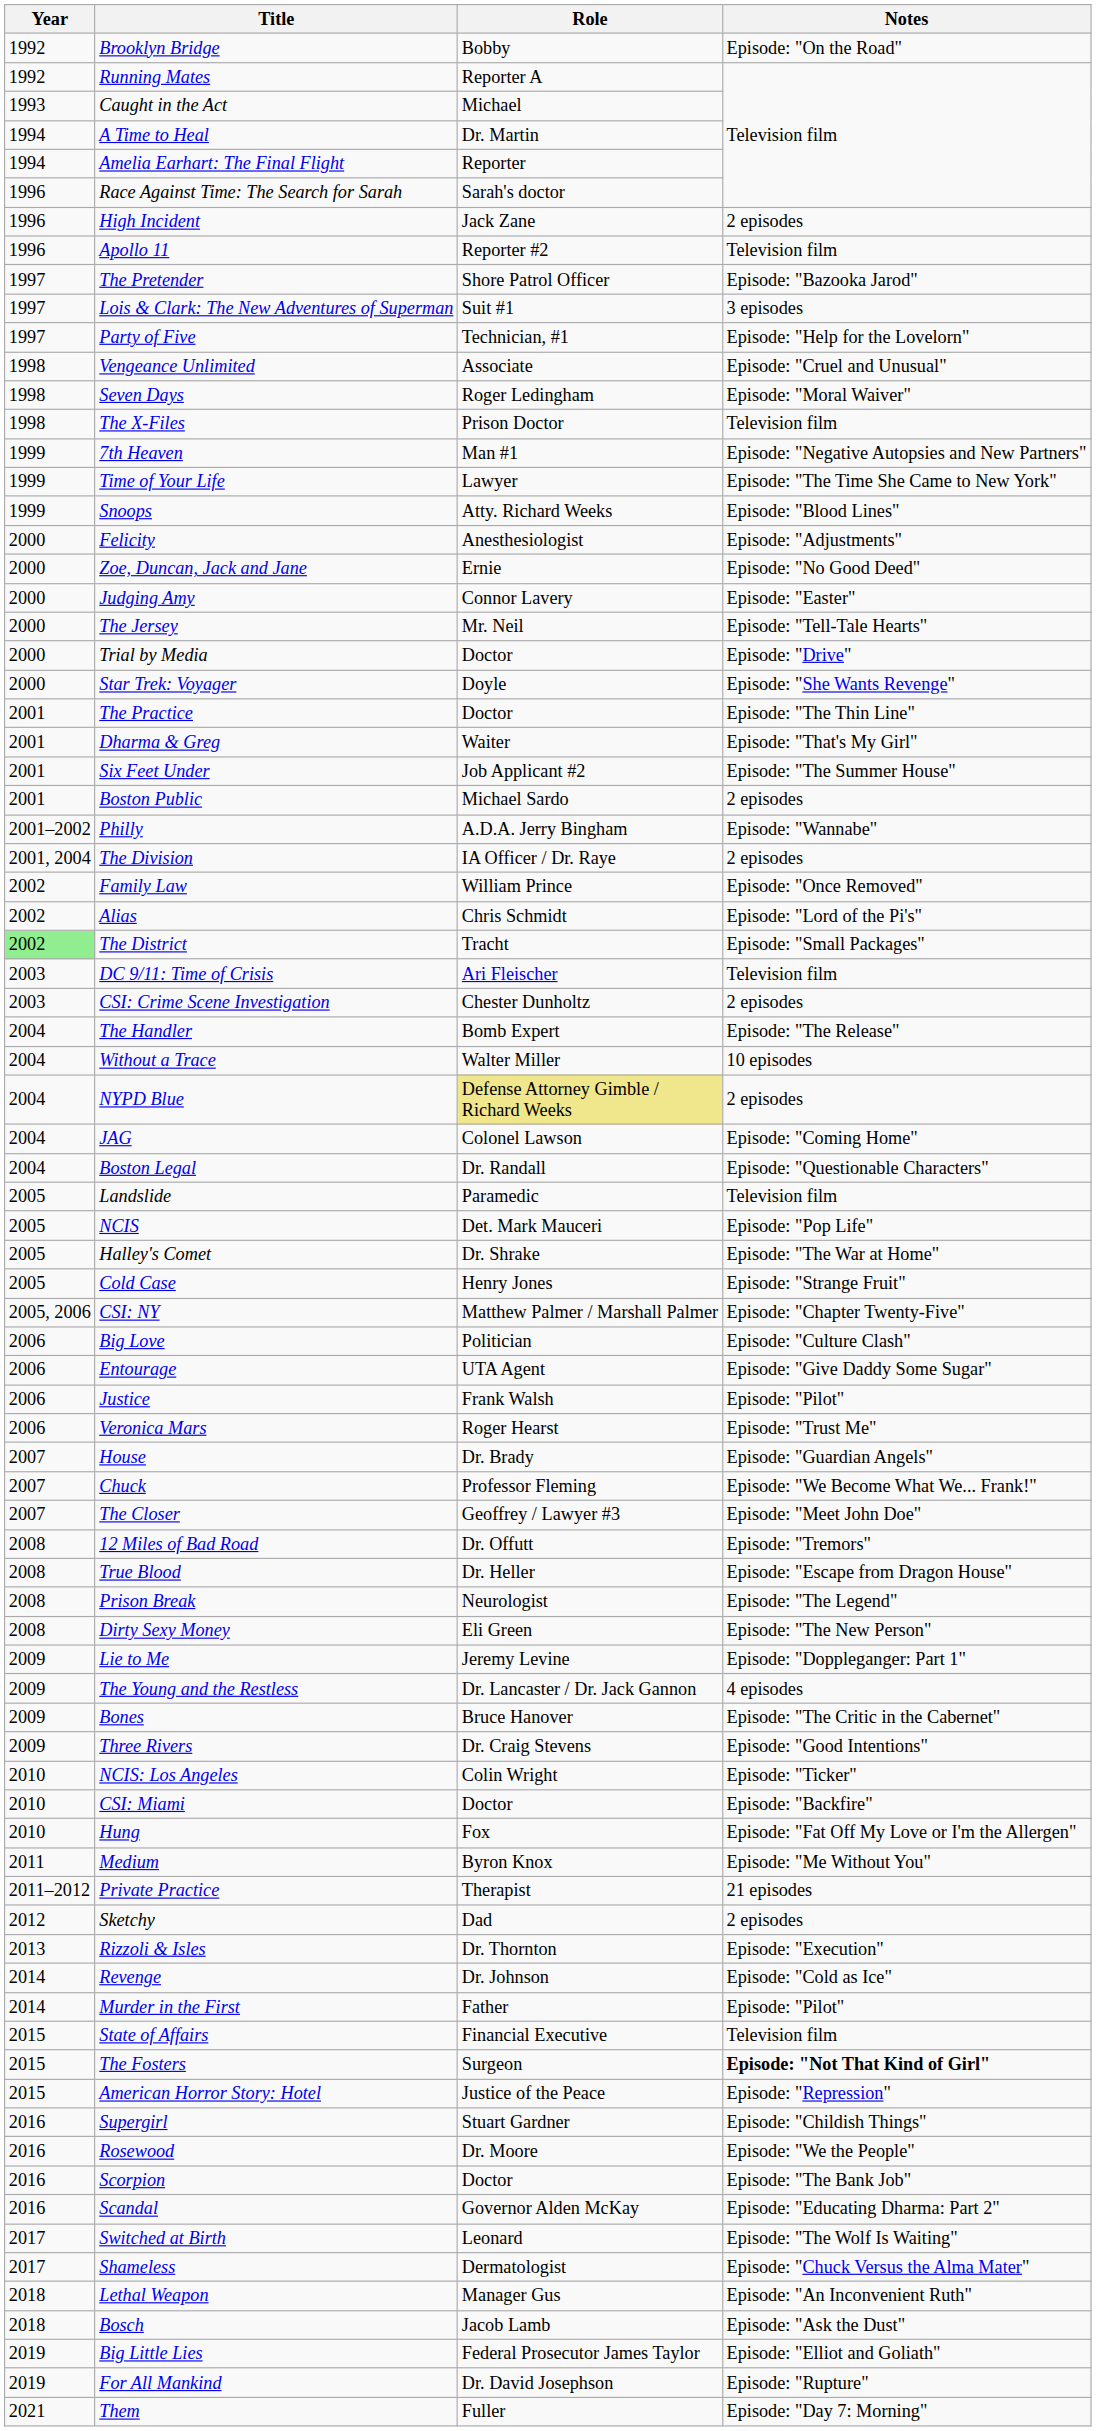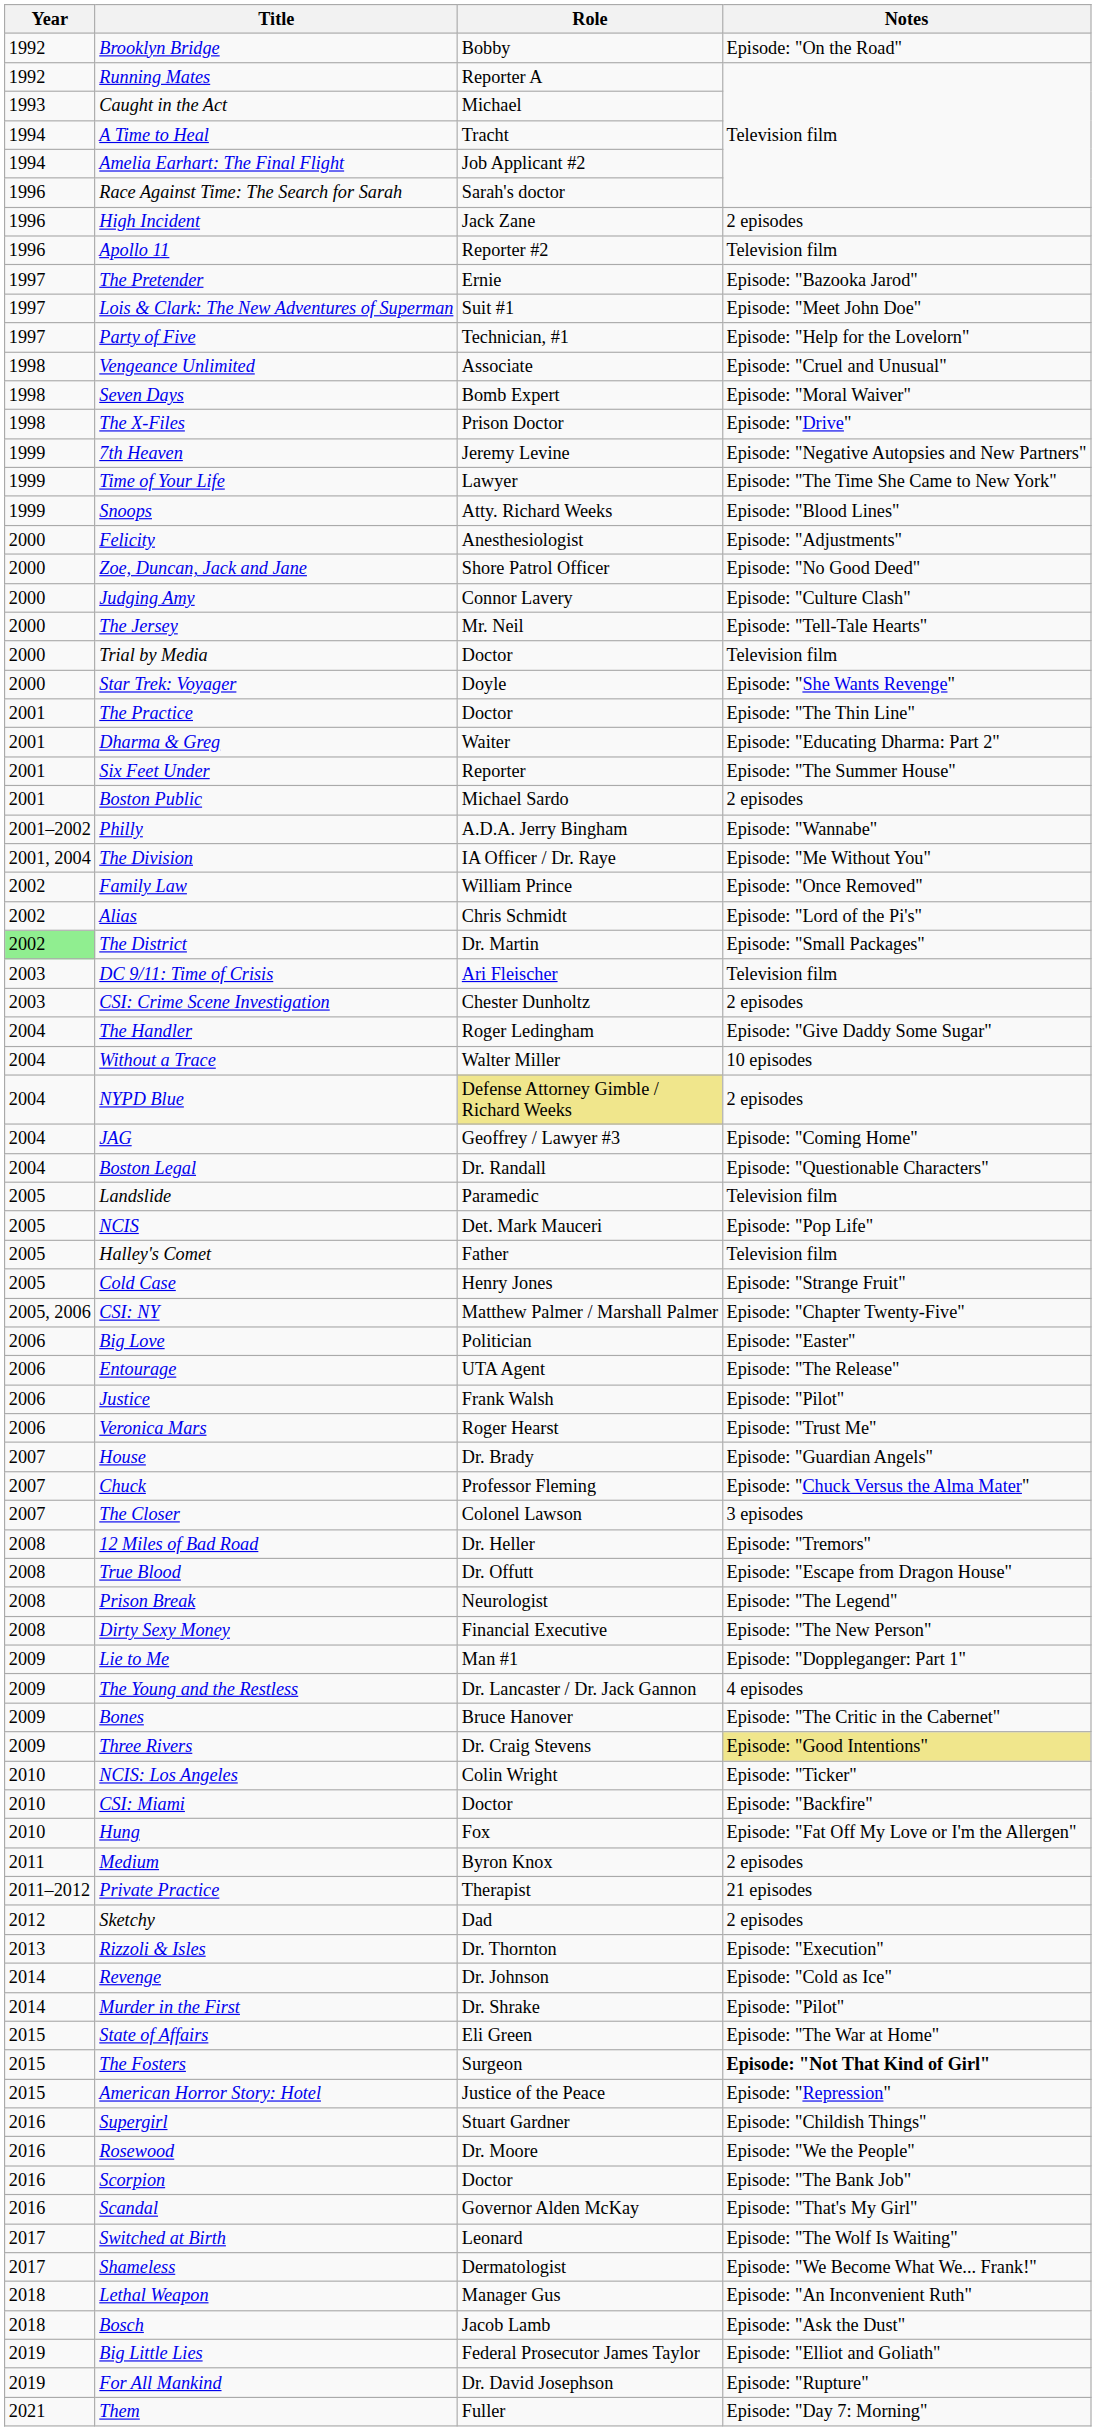(500, 134) Dr. Martin -> (485, 134) Tracht
(494, 163) Reporter -> (524, 163) Job Applicant #2
(536, 279) Shore Patrol Officer -> (482, 279) Ernie
(765, 308) 3 episodes -> (824, 308) Episode: "Meet John Doe"
(528, 395) Roger Ledingham -> (511, 395) Bomb Expert
(782, 423) Television film -> (789, 423) Episode: "Drive"
(490, 452) Man #1 -> (516, 452) Jeremy Levine
(482, 568) Ernie -> (536, 568) Shore Patrol Officer
(791, 597) Episode: "Easter" -> (819, 597) Episode: "Culture Clash"
(789, 655) Episode: "Drive" -> (782, 655) Television film
(822, 742) Episode: "That's My Girl" -> (863, 742) Episode: "Educating Dharma: Part 2"
(524, 771) Job Applicant #2 -> (494, 771) Reporter
(765, 857) 2 episodes -> (829, 857) Episode: "Me Without You"
(485, 944) Tracht -> (500, 944) Dr. Martin
(511, 1031) Bomb Expert -> (528, 1031) Roger Ledingham
(813, 1031) Episode: "The Release" -> (859, 1031) Episode: "Give Daddy Some Sugar"
(522, 1138) Colonel Lawson -> (541, 1138) Geoffrey / Lawyer #3
(501, 1254) Dr. Shrake -> (485, 1254) Father
(833, 1254) Episode: "The War at Home" -> (782, 1254) Television film
(819, 1341) Episode: "Culture Clash" -> (791, 1341) Episode: "Easter"
(859, 1370) Episode: "Give Daddy Some Sugar" -> (813, 1370) Episode: "The Release"
(882, 1485) Episode: "We Become What We... Frank!" -> (878, 1485) Episode: "Chuck Versus the Alma Mater"
(541, 1514) Geoffrey / Lawyer #3 -> (522, 1514) Colonel Lawson
(824, 1514) Episode: "Meet John Doe" -> (765, 1514) 3 episodes
(498, 1543) Dr. Offutt -> (498, 1543) Dr. Heller
(498, 1572) Dr. Heller -> (498, 1572) Dr. Offutt
(497, 1630) Eli Green -> (535, 1630) Financial Executive
(516, 1659) Jeremy Levine -> (490, 1659) Man #1
(827, 1746) no background -> (827, 1746) khaki background
(829, 1861) Episode: "Me Without You" -> (765, 1861) 2 episodes
(485, 2006) Father -> (501, 2006) Dr. Shrake
(535, 2035) Financial Executive -> (497, 2035) Eli Green
(782, 2035) Television film -> (833, 2035) Episode: "The War at Home"
(863, 2209) Episode: "Educating Dharma: Part 2" -> (822, 2209) Episode: "That's My Girl"
(878, 2266) Episode: "Chuck Versus the Alma Mater" -> (882, 2266) Episode: "We Become What We... Frank!"
